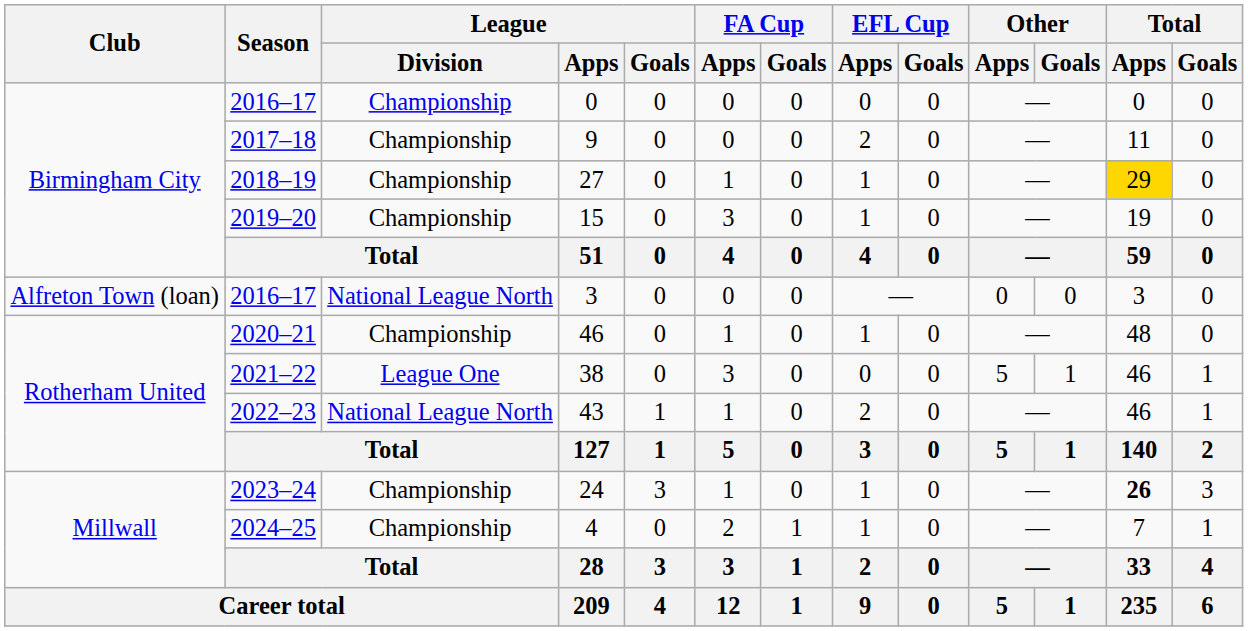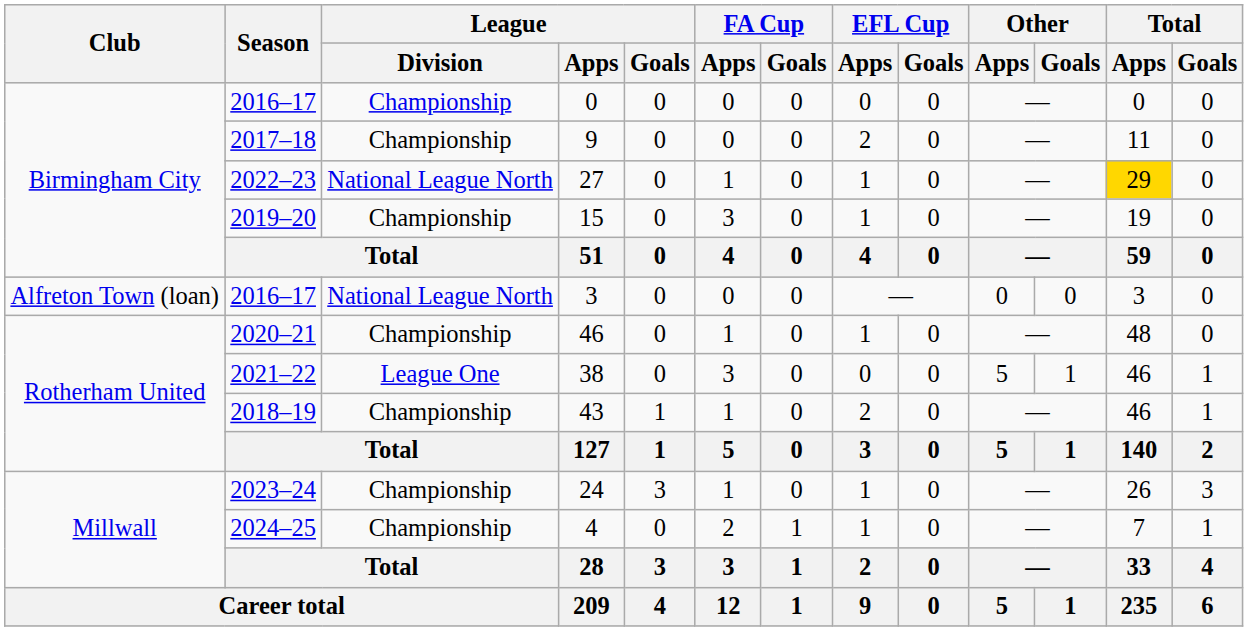(273, 179) 2018–19 -> (273, 179) 2022–23
(440, 179) Championship -> (440, 179) National League North
(273, 412) 2022–23 -> (273, 412) 2018–19
(440, 412) National League North -> (440, 412) Championship
(1139, 489) bold -> (1139, 489) normal
